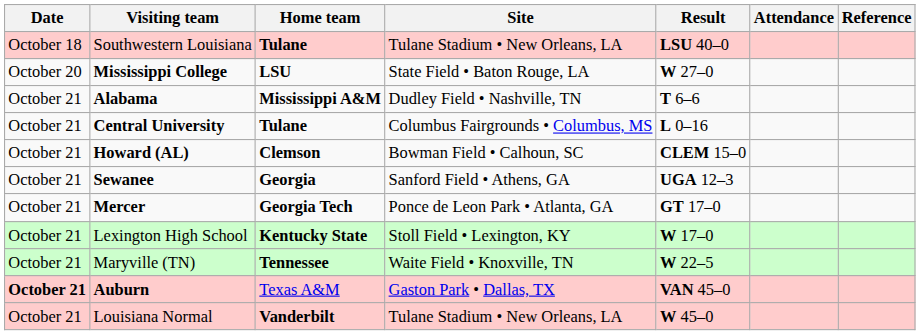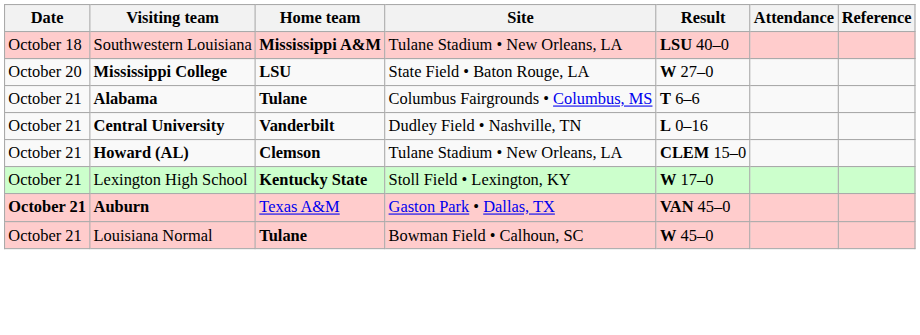(283, 45) Tulane -> (320, 45) Mississippi A&M
(320, 99) Mississippi A&M -> (283, 99) Tulane
(485, 99) Dudley Field • Nashville, TN -> (521, 99) Columbus Fairgrounds • Columbus, MS
(283, 126) Tulane -> (297, 126) Vanderbilt
(521, 126) Columbus Fairgrounds • Columbus, MS -> (485, 126) Dudley Field • Nashville, TN
(486, 153) Bowman Field • Calhoun, SC -> (506, 153) Tulane Stadium • New Orleans, LA
- row: (124, 180)
- row: (119, 207)
- row: (144, 261)
(297, 315) Vanderbilt -> (283, 234) Tulane
(506, 315) Tulane Stadium • New Orleans, LA -> (486, 234) Bowman Field • Calhoun, SC
